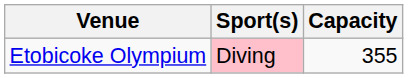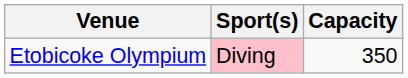(380, 55) 355 -> (380, 55) 350
